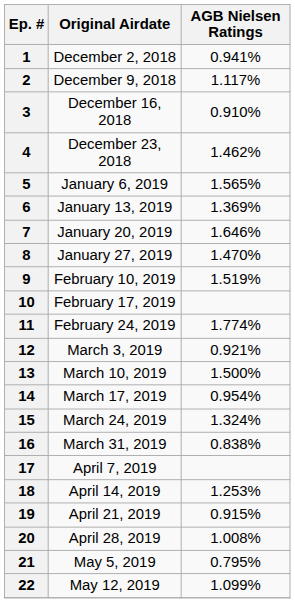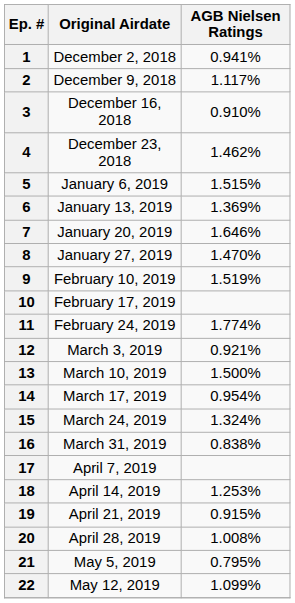(236, 184) 1.565% -> (236, 184) 1.515%
